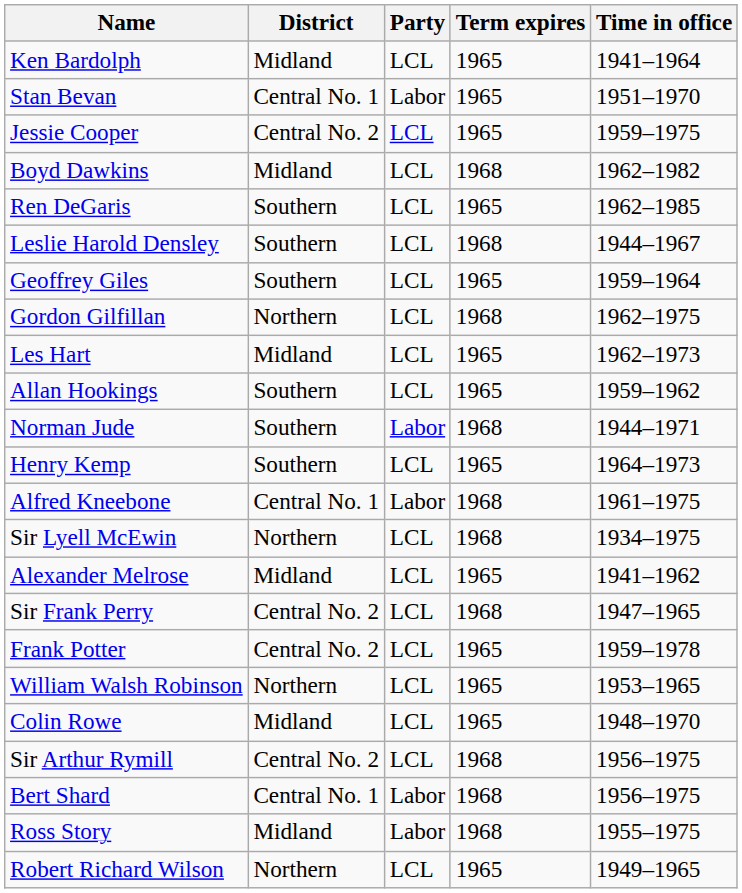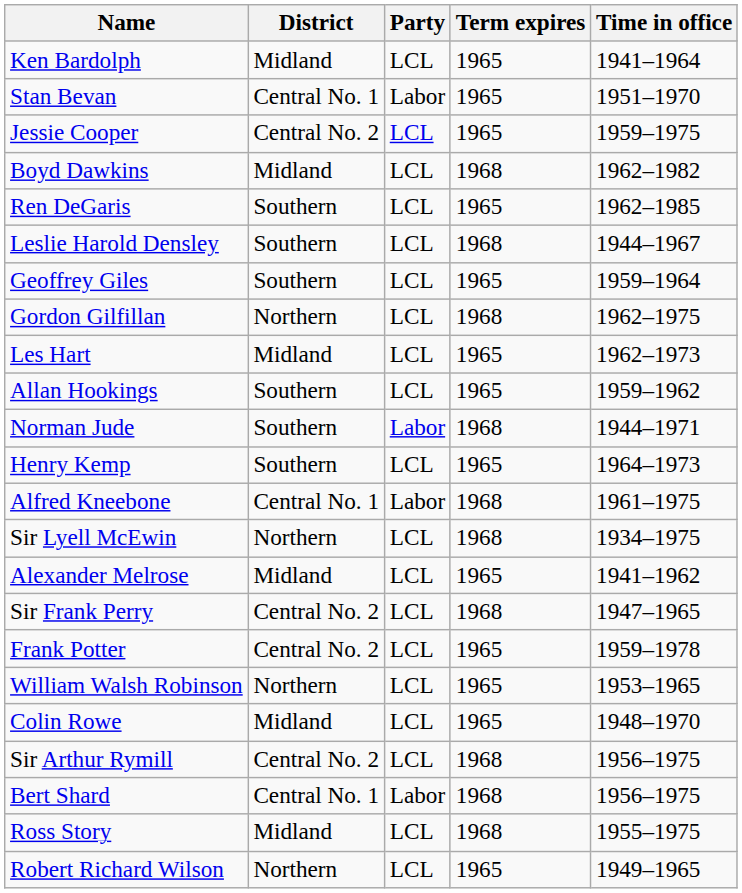(417, 832) Labor -> (412, 832) LCL
